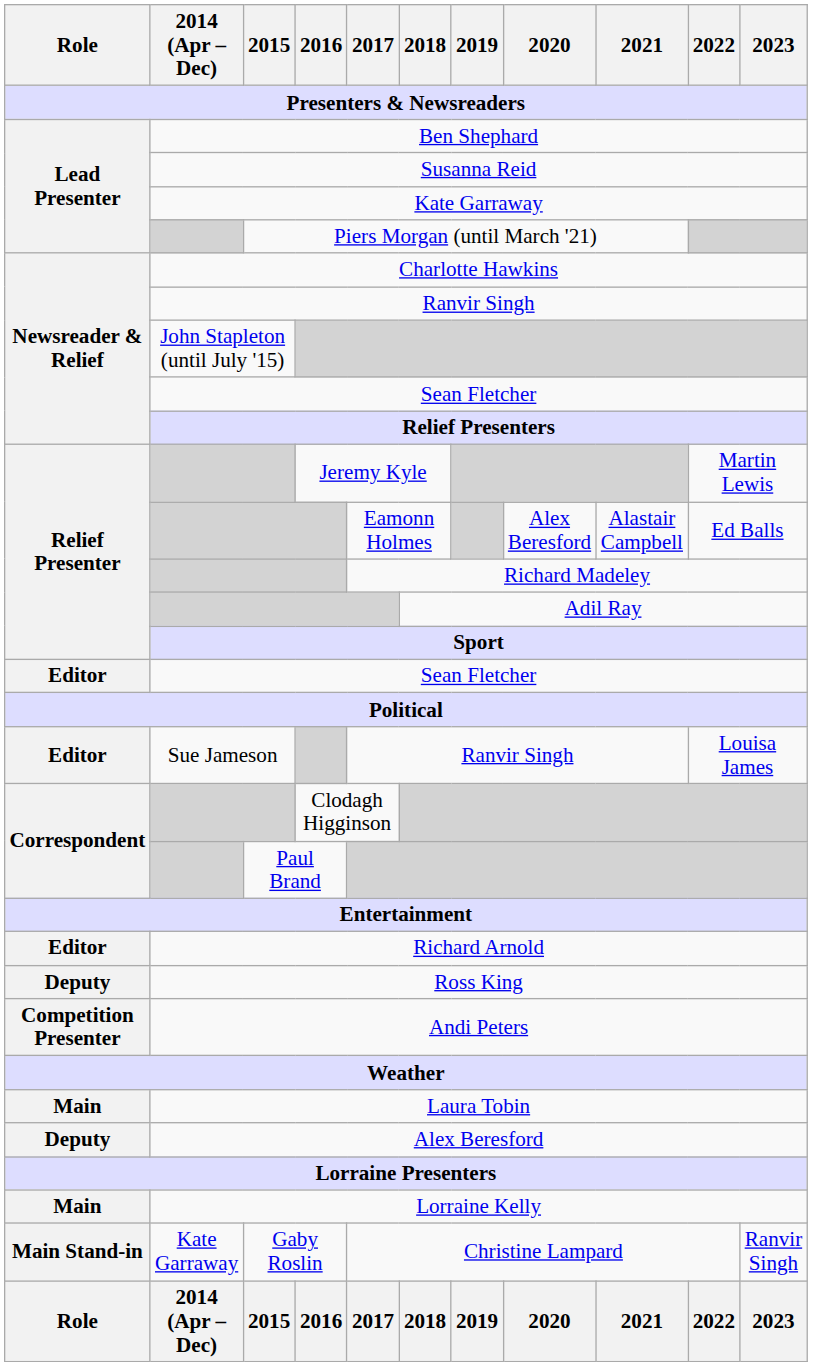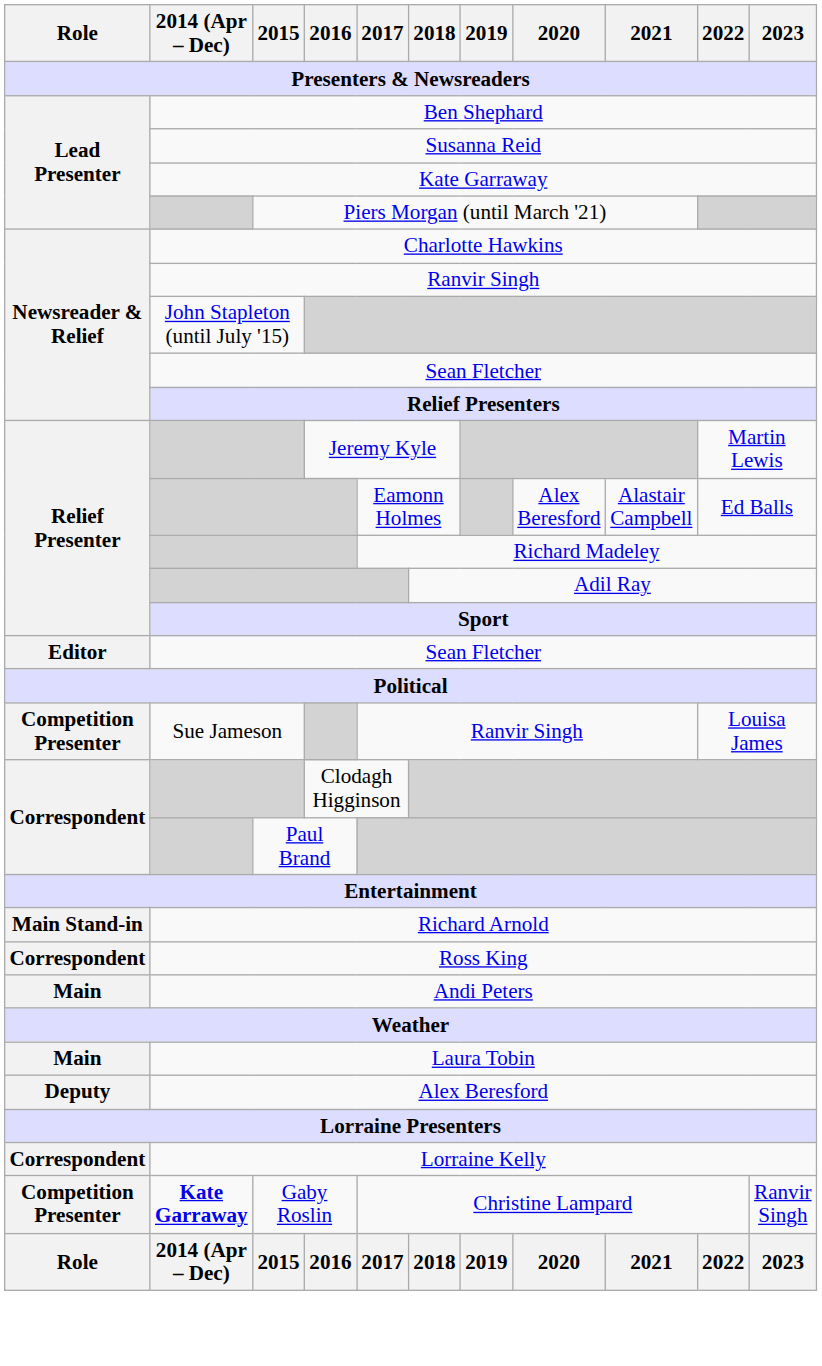(77, 754) Editor -> (77, 731) Competition Presenter
(77, 948) Editor -> (77, 924) Main Stand-in
(77, 981) Deputy -> (77, 957) Correspondent
(77, 1027) Competition Presenter -> (77, 991) Main
(77, 1206) Main -> (77, 1158) Correspondent
(77, 1251) Main Stand-in -> (77, 1204) Competition Presenter
(197, 1251) normal -> (201, 1204) bold
